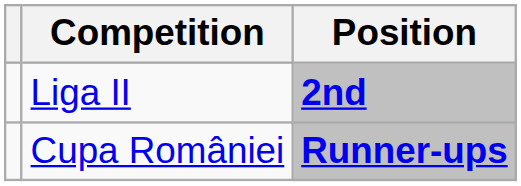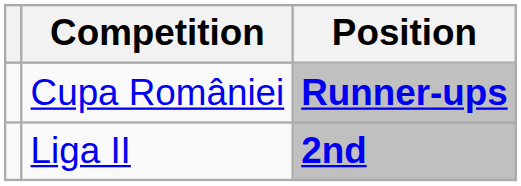rows swapped: (81, 92) <-> (157, 150)
